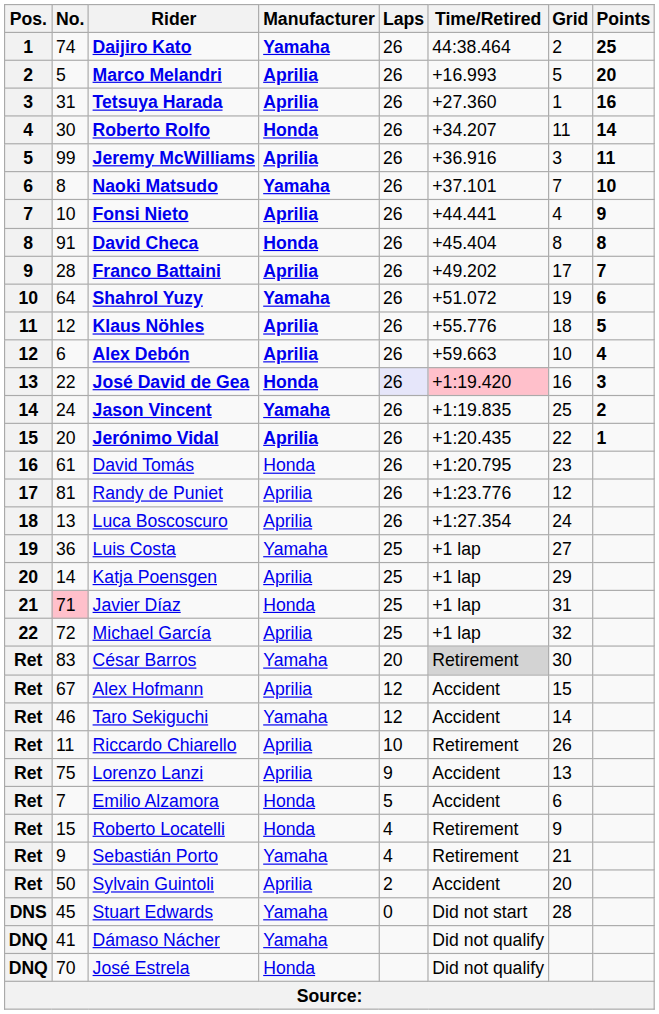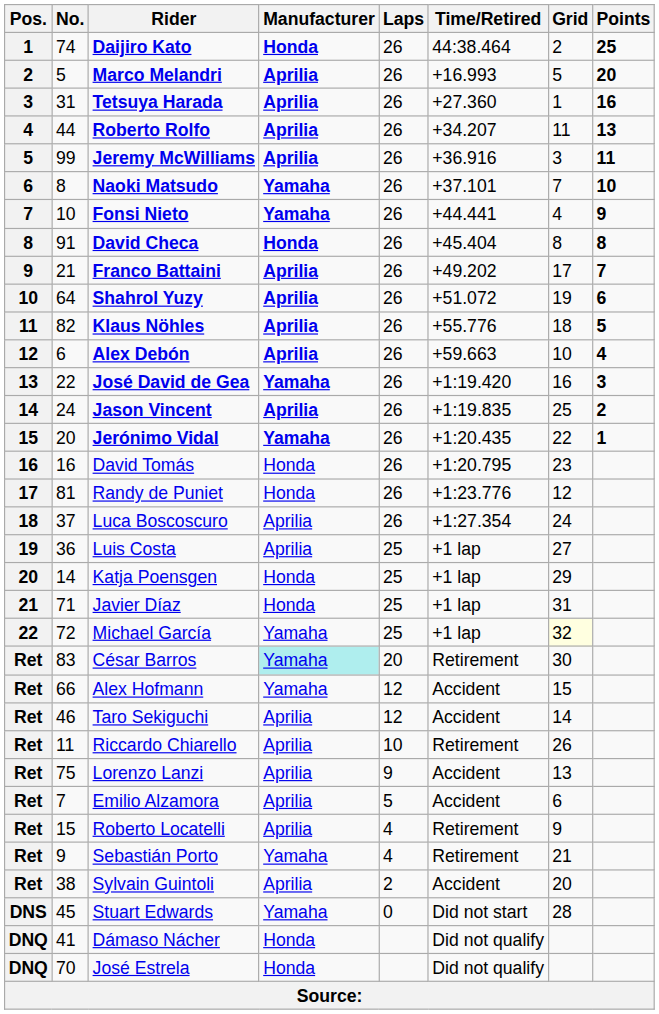(296, 47) Yamaha -> (291, 47) Honda
(66, 130) 30 -> (66, 130) 44
(291, 130) Honda -> (291, 130) Aprilia
(606, 130) 14 -> (606, 130) 13
(291, 214) Aprilia -> (296, 214) Yamaha
(66, 270) 28 -> (66, 270) 21
(296, 298) Yamaha -> (291, 298) Aprilia
(66, 326) 12 -> (66, 326) 82
(291, 382) Honda -> (296, 382) Yamaha
(393, 382) lavender background -> (393, 382) no background
(472, 382) pink background -> (472, 382) no background
(296, 409) Yamaha -> (291, 409) Aprilia
(291, 437) Aprilia -> (296, 437) Yamaha
(66, 465) 61 -> (66, 465) 16
(288, 493) Aprilia -> (289, 493) Honda
(66, 521) 13 -> (66, 521) 37
(295, 549) Yamaha -> (288, 549) Aprilia
(288, 577) Aprilia -> (289, 577) Honda
(66, 605) pink background -> (66, 605) no background
(288, 633) Aprilia -> (295, 633) Yamaha
(562, 633) no background -> (562, 633) lightyellow background
(295, 661) no background -> (295, 661) paleturquoise background
(475, 661) lightgrey background -> (475, 661) no background
(66, 689) 67 -> (66, 689) 66
(288, 689) Aprilia -> (295, 689) Yamaha
(295, 717) Yamaha -> (288, 717) Aprilia
(289, 800) Honda -> (288, 800) Aprilia
(289, 828) Honda -> (288, 828) Aprilia
(66, 884) 50 -> (66, 884) 38
(295, 940) Yamaha -> (289, 940) Honda
